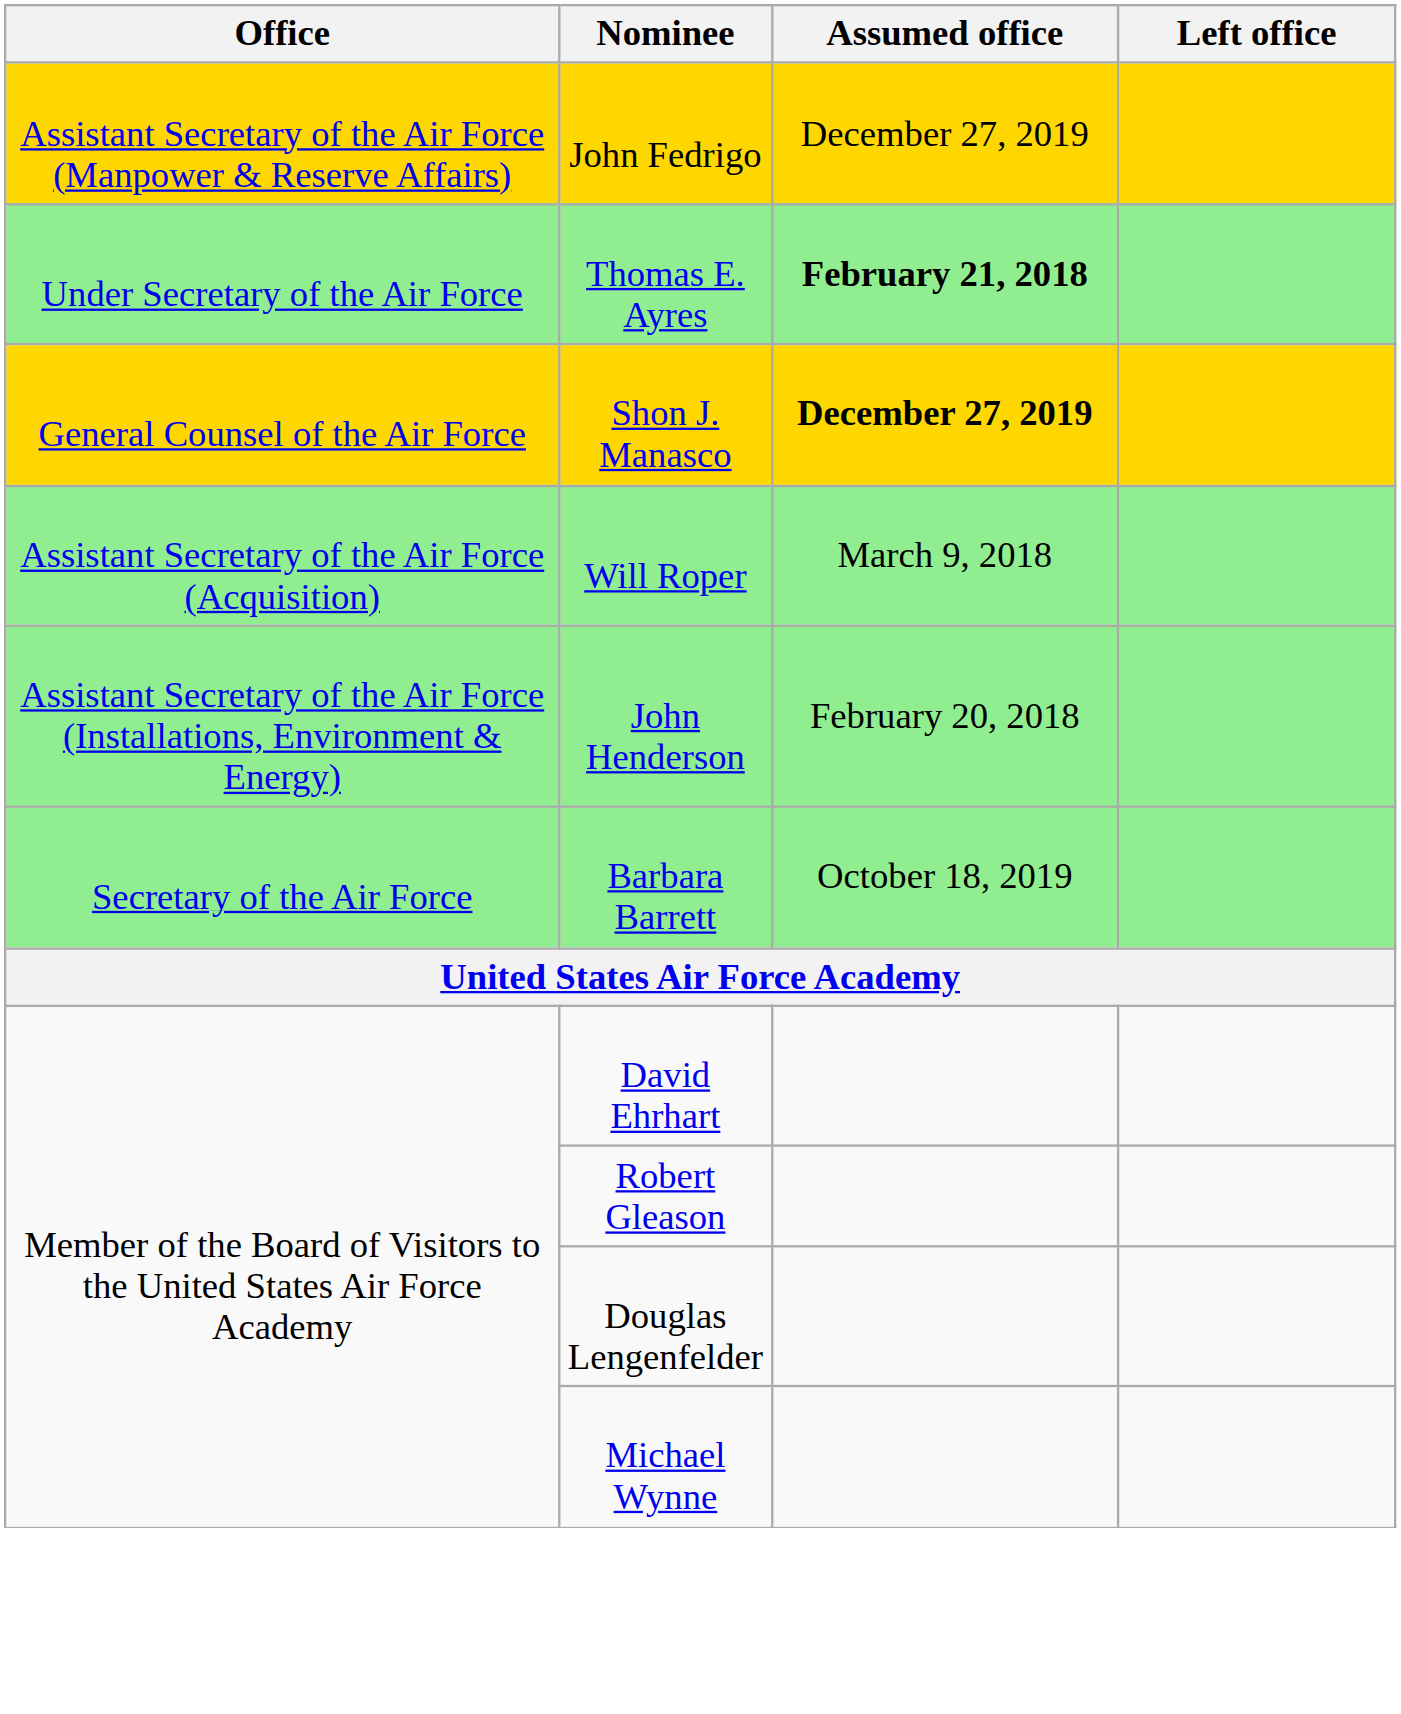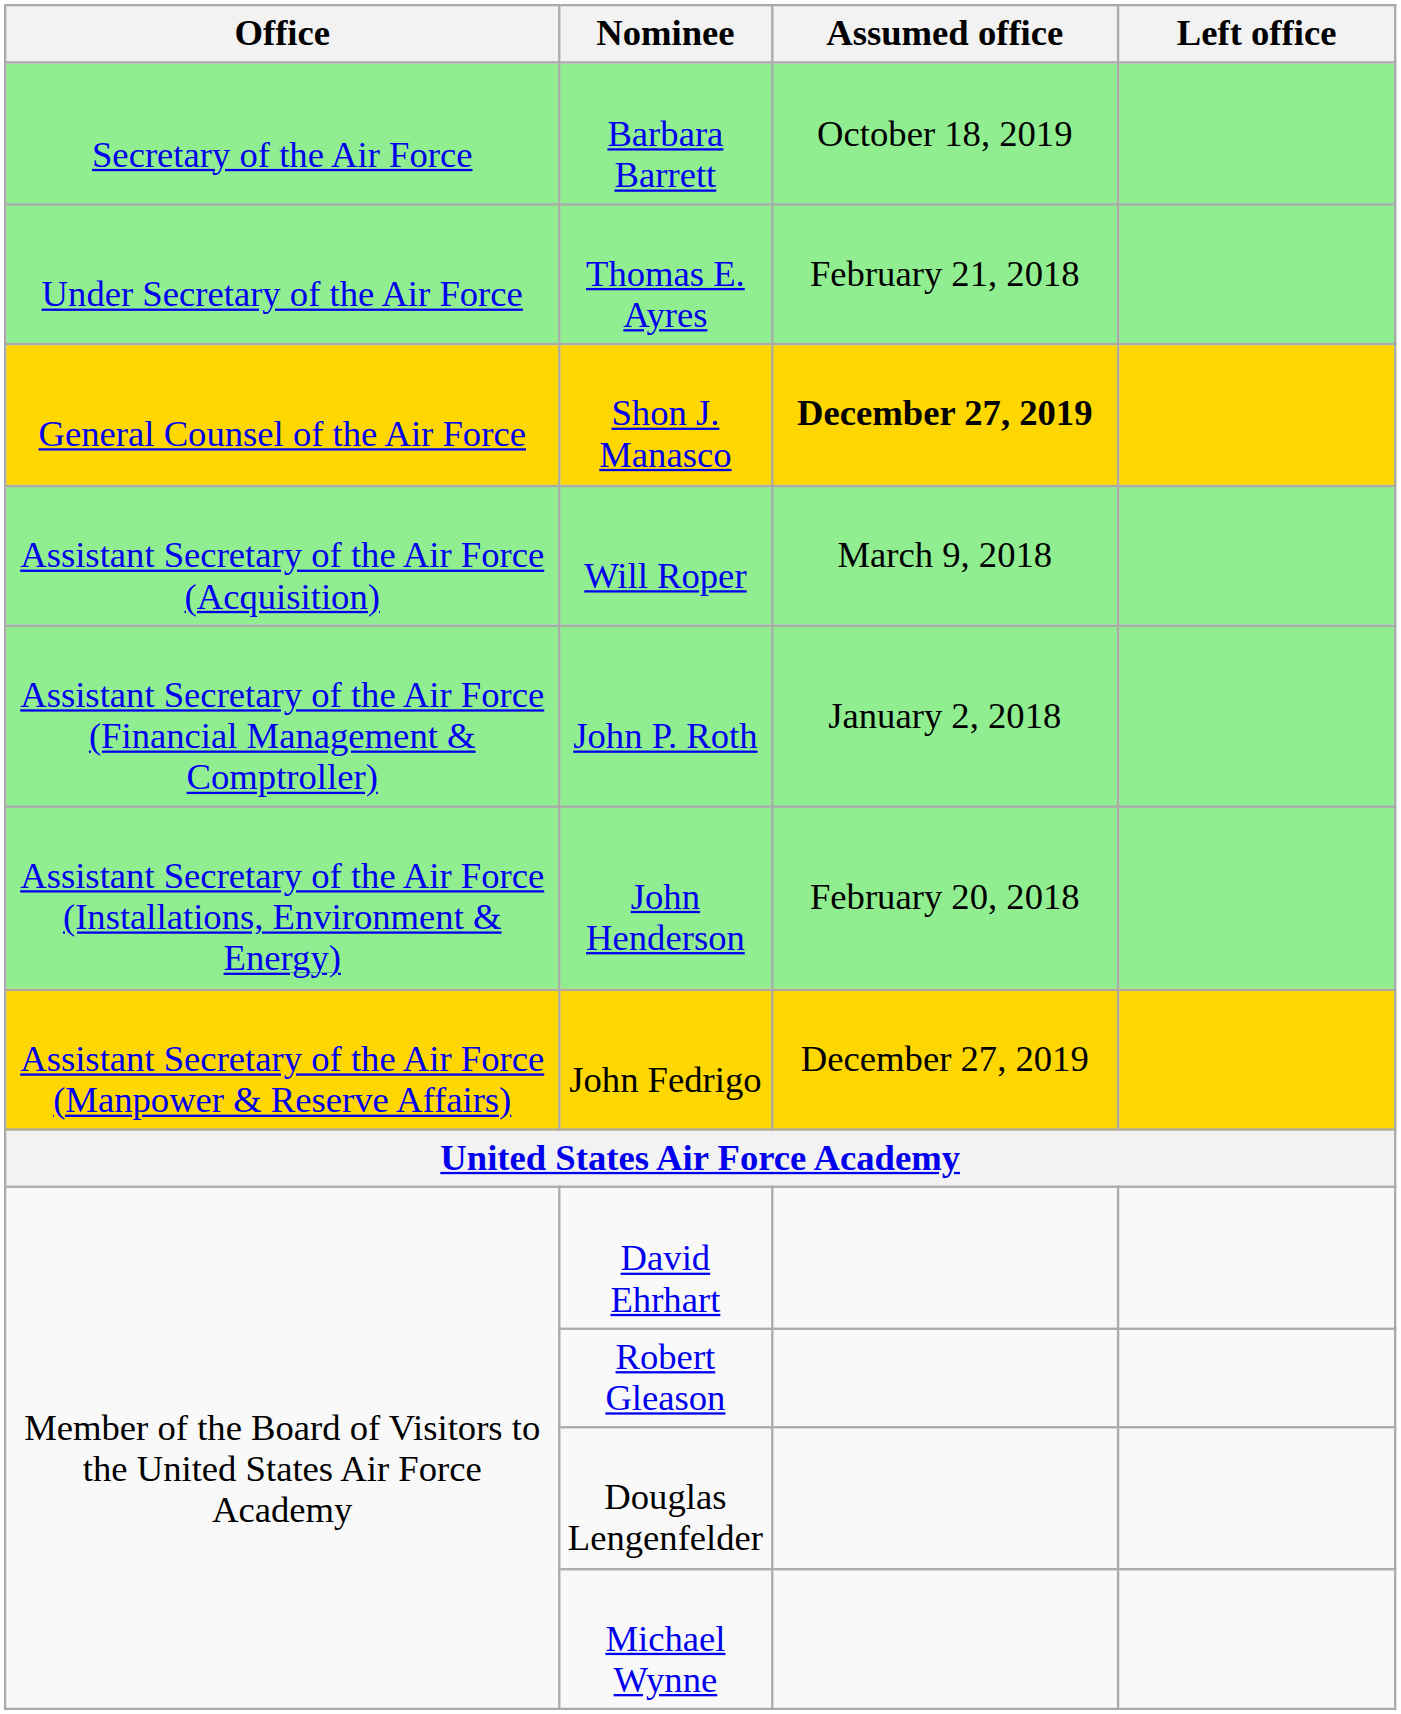rows swapped: (665, 897) <-> (665, 153)
(945, 273) bold -> (945, 273) normal
+ row: (665, 736)
